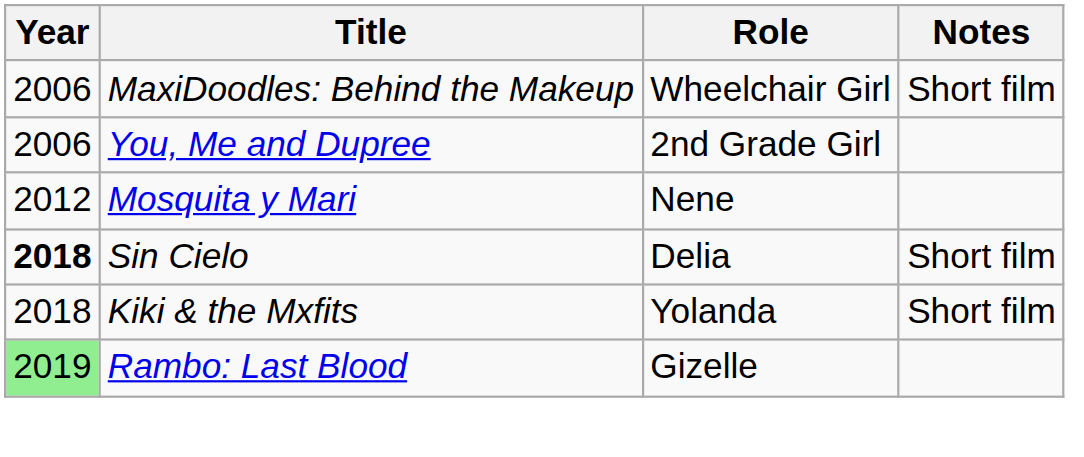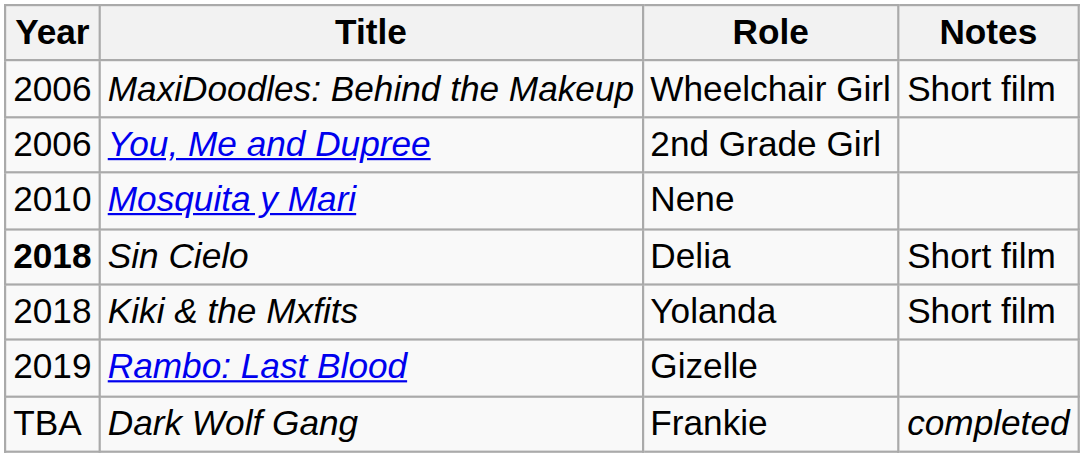(52, 199) 2012 -> (52, 199) 2010
(52, 367) lightgreen background -> (52, 367) no background
+ row: (233, 423)
